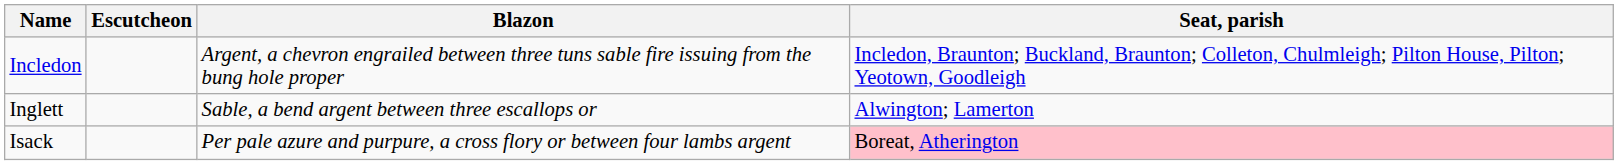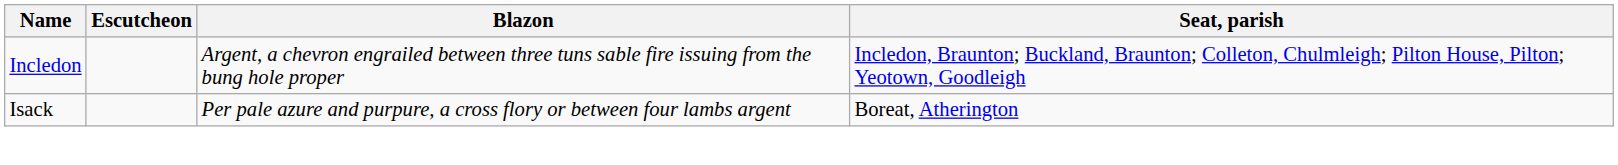- row: (36, 109)
(936, 142) pink background -> (936, 109) no background
